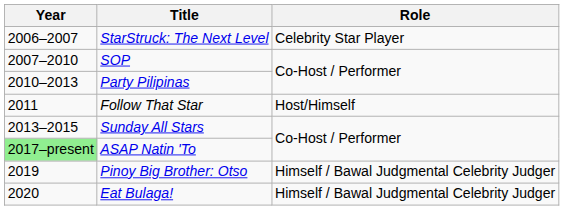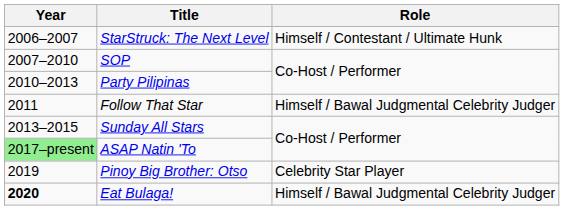(340, 37) Celebrity Star Player -> (388, 37) Himself / Contestant / Ultimate Hunk
(315, 104) Host/Himself -> (415, 104) Himself / Bawal Judgmental Celebrity Judger
(415, 171) Himself / Bawal Judgmental Celebrity Judger -> (340, 171) Celebrity Star Player
(23, 194) normal -> (23, 194) bold
